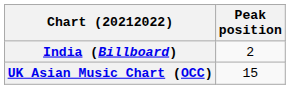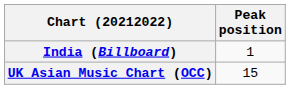(250, 52) 2 -> (250, 52) 1
